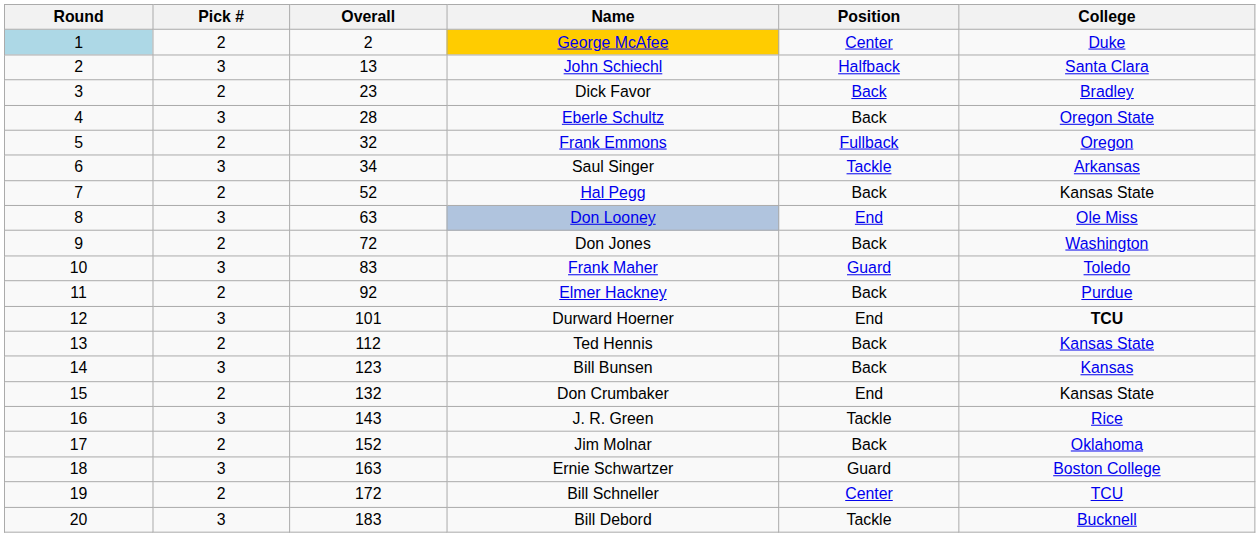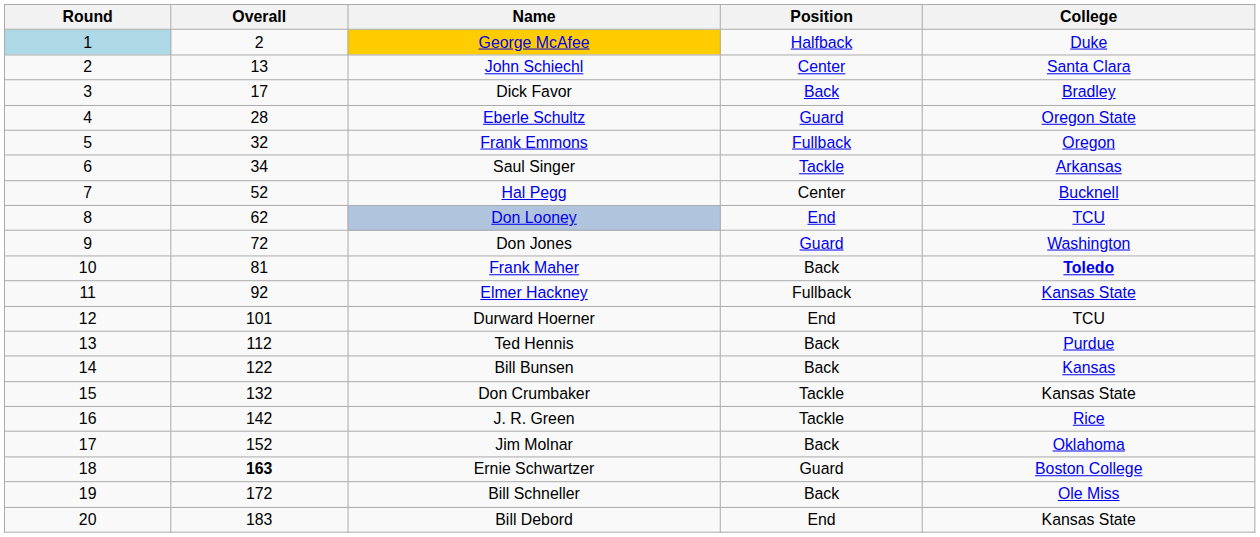- column: (221, 17)
(869, 42) Center -> (822, 42) Halfback
(869, 67) Halfback -> (822, 67) Center
(368, 92) 23 -> (259, 92) 17
(869, 117) Back -> (822, 117) Guard
(869, 192) Back -> (822, 192) Center
(1107, 192) Kansas State -> (1089, 192) Bucknell
(368, 218) 63 -> (259, 218) 62
(1107, 218) Ole Miss -> (1089, 218) TCU
(869, 243) Back -> (822, 243) Guard
(368, 268) 83 -> (259, 268) 81
(869, 268) Guard -> (822, 268) Back
(1107, 268) normal -> (1089, 268) bold
(869, 293) Back -> (822, 293) Fullback
(1107, 293) Purdue -> (1089, 293) Kansas State
(1107, 318) bold -> (1089, 318) normal
(1107, 343) Kansas State -> (1089, 343) Purdue
(368, 368) 123 -> (259, 368) 122
(869, 393) End -> (822, 393) Tackle
(368, 419) 143 -> (259, 419) 142
(368, 469) normal -> (259, 469) bold
(869, 494) Center -> (822, 494) Back
(1107, 494) TCU -> (1089, 494) Ole Miss
(869, 519) Tackle -> (822, 519) End
(1107, 519) Bucknell -> (1089, 519) Kansas State
